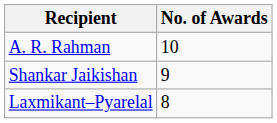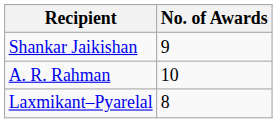rows swapped: (59, 46) <-> (73, 74)
